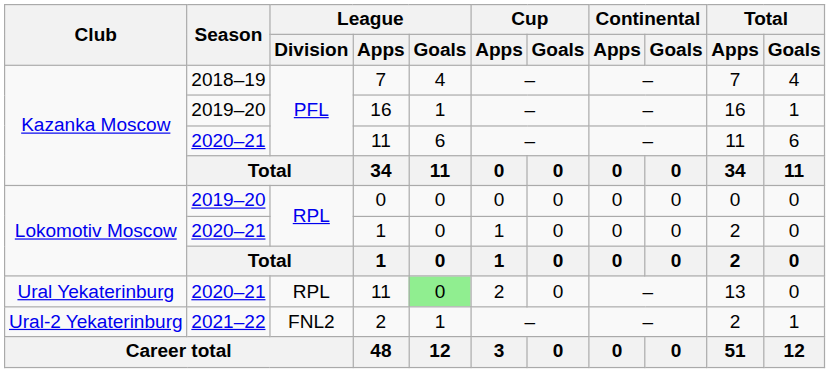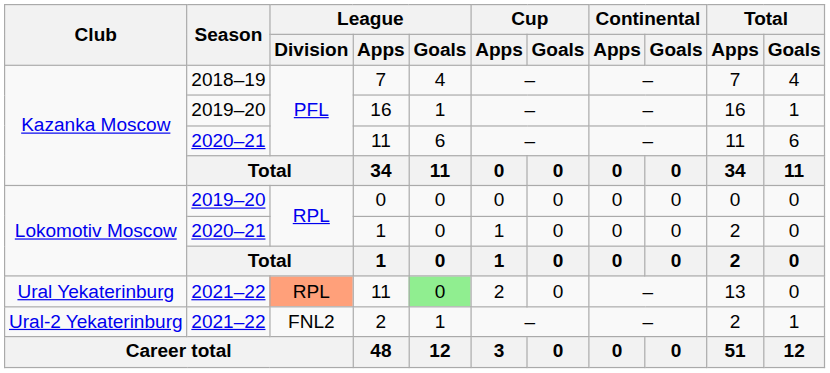(228, 291) 2020–21 -> (228, 291) 2021–22
(311, 291) no background -> (311, 291) lightsalmon background
